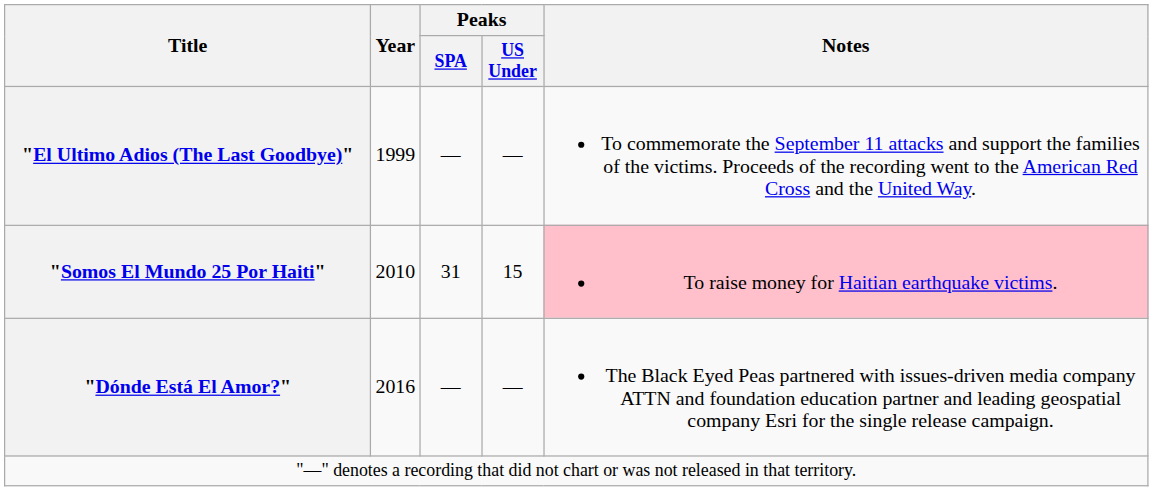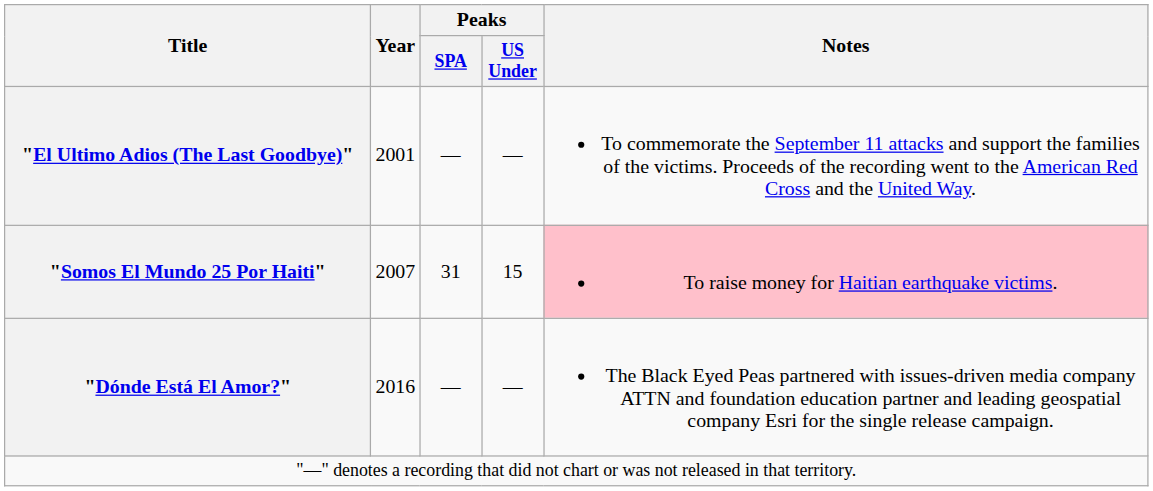(395, 155) 1999 -> (395, 155) 2001
(395, 271) 2010 -> (395, 271) 2007
